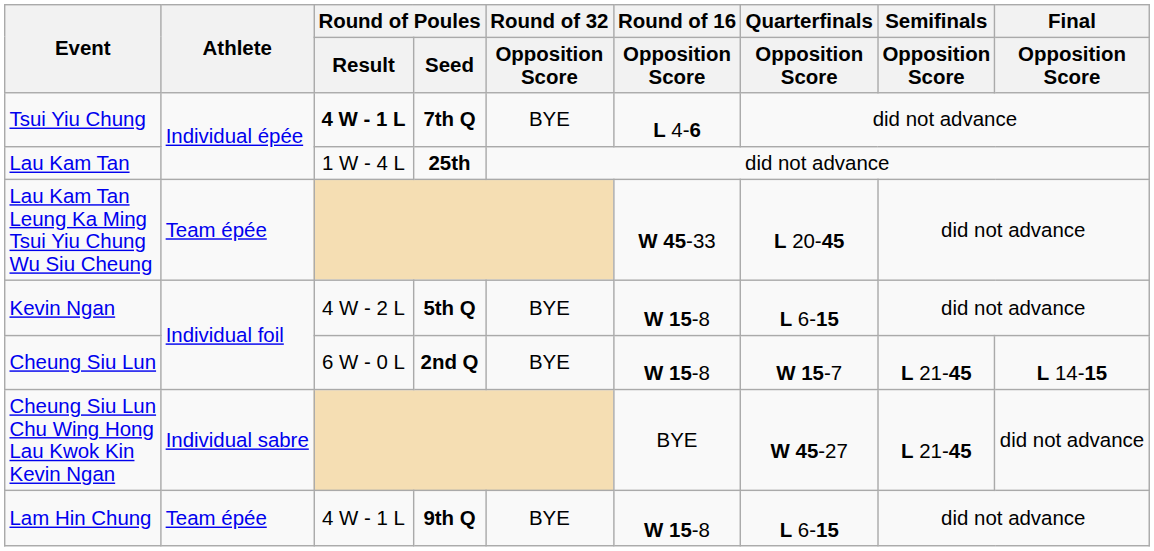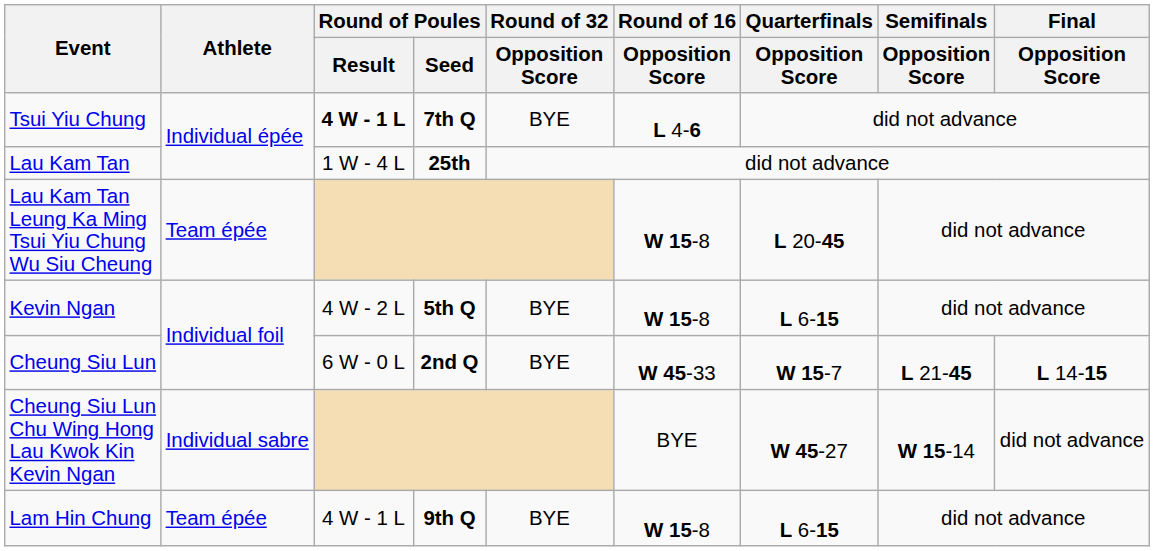(677, 241) W 45-33 -> (677, 241) W 15-8
(677, 374) W 15-8 -> (677, 374) W 45-33
(936, 452) L 21-45 -> (936, 452) W 15-14
